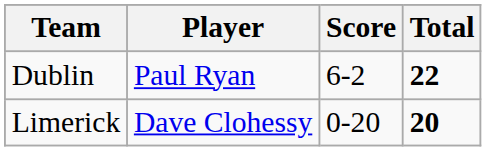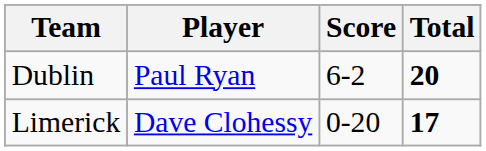(425, 74) 22 -> (425, 74) 20
(425, 121) 20 -> (425, 121) 17
